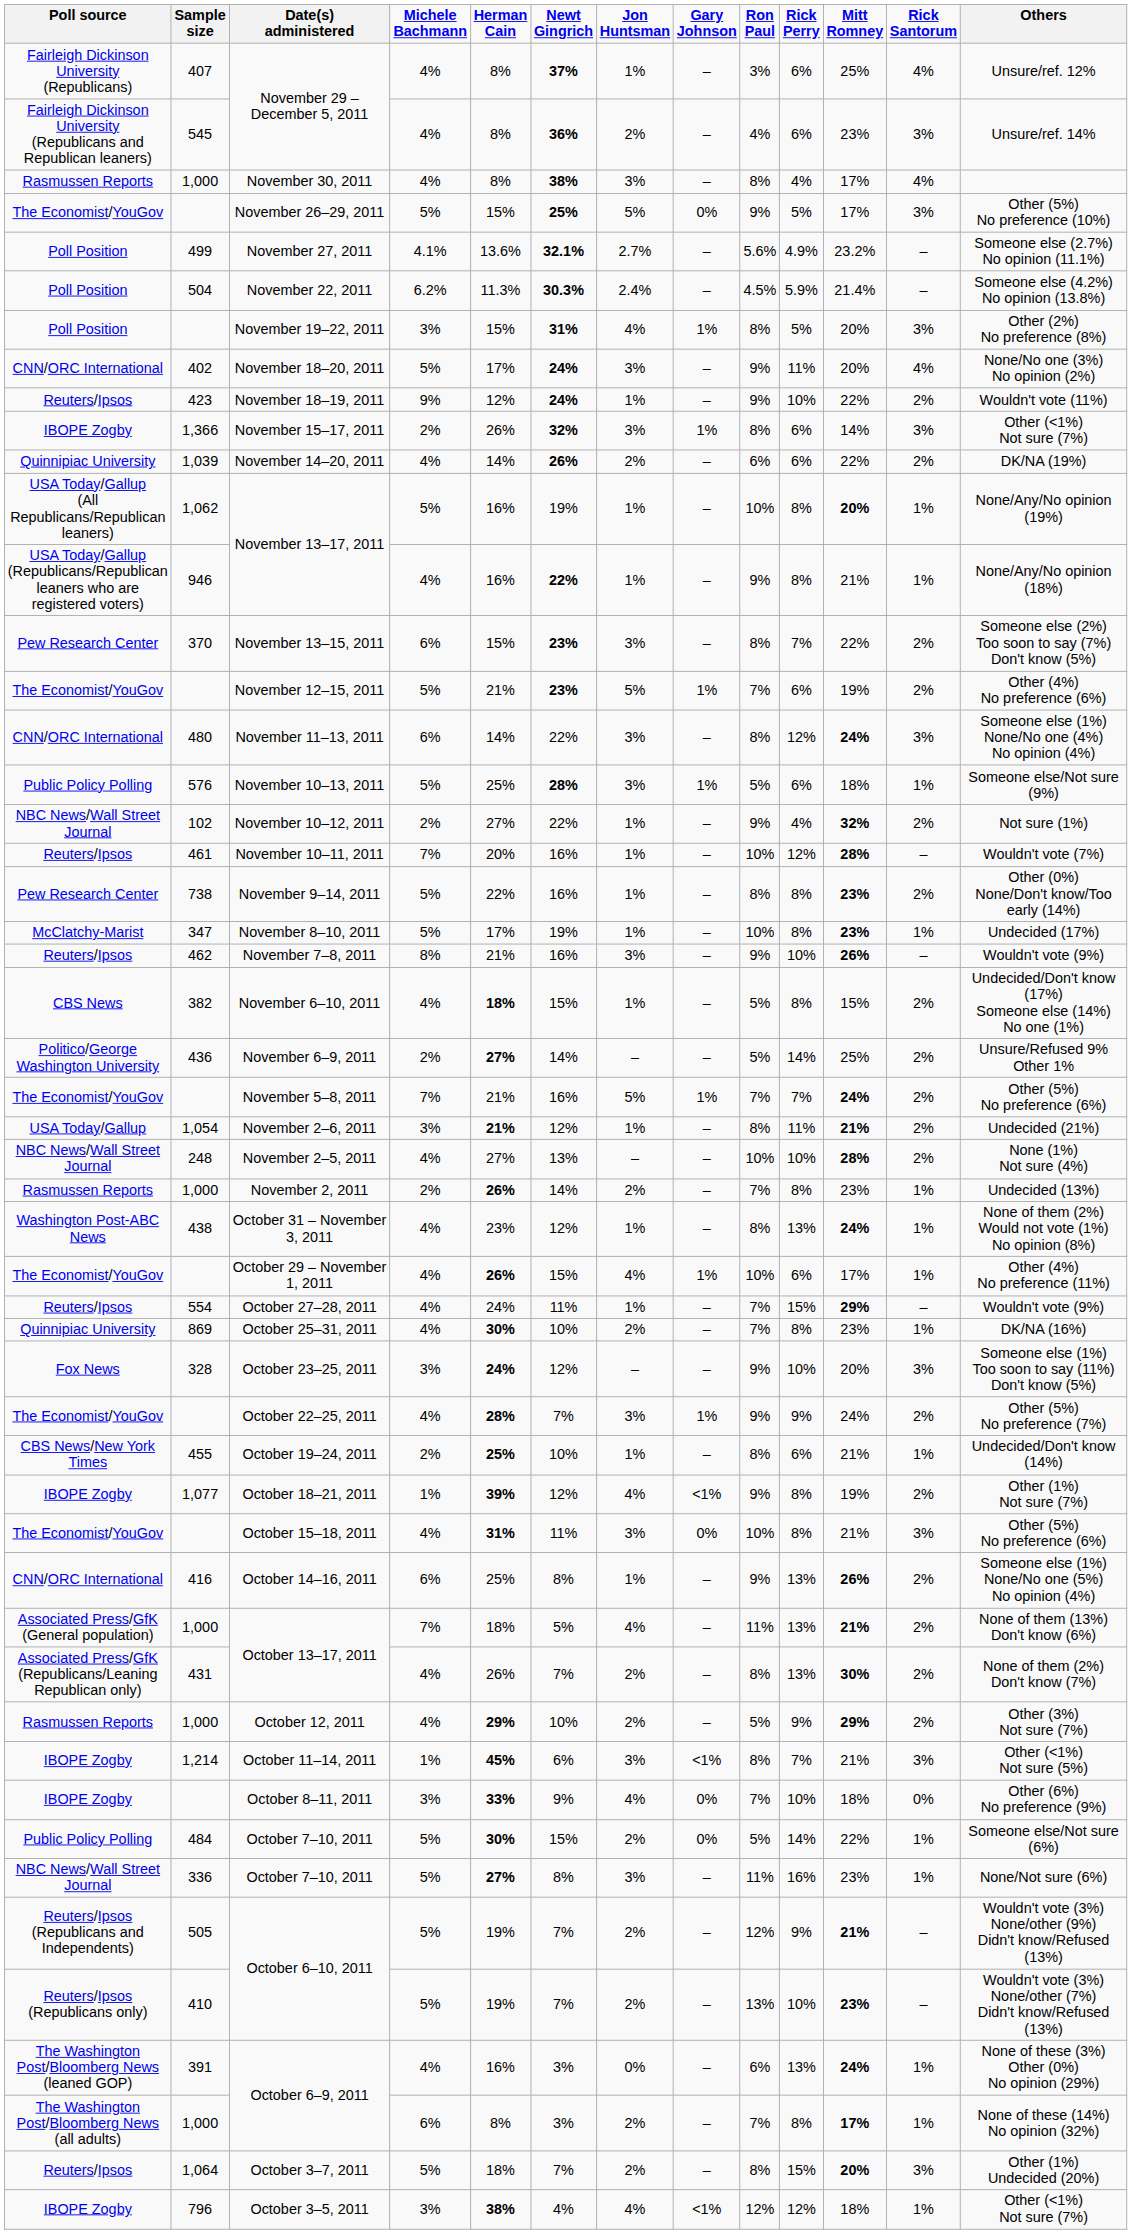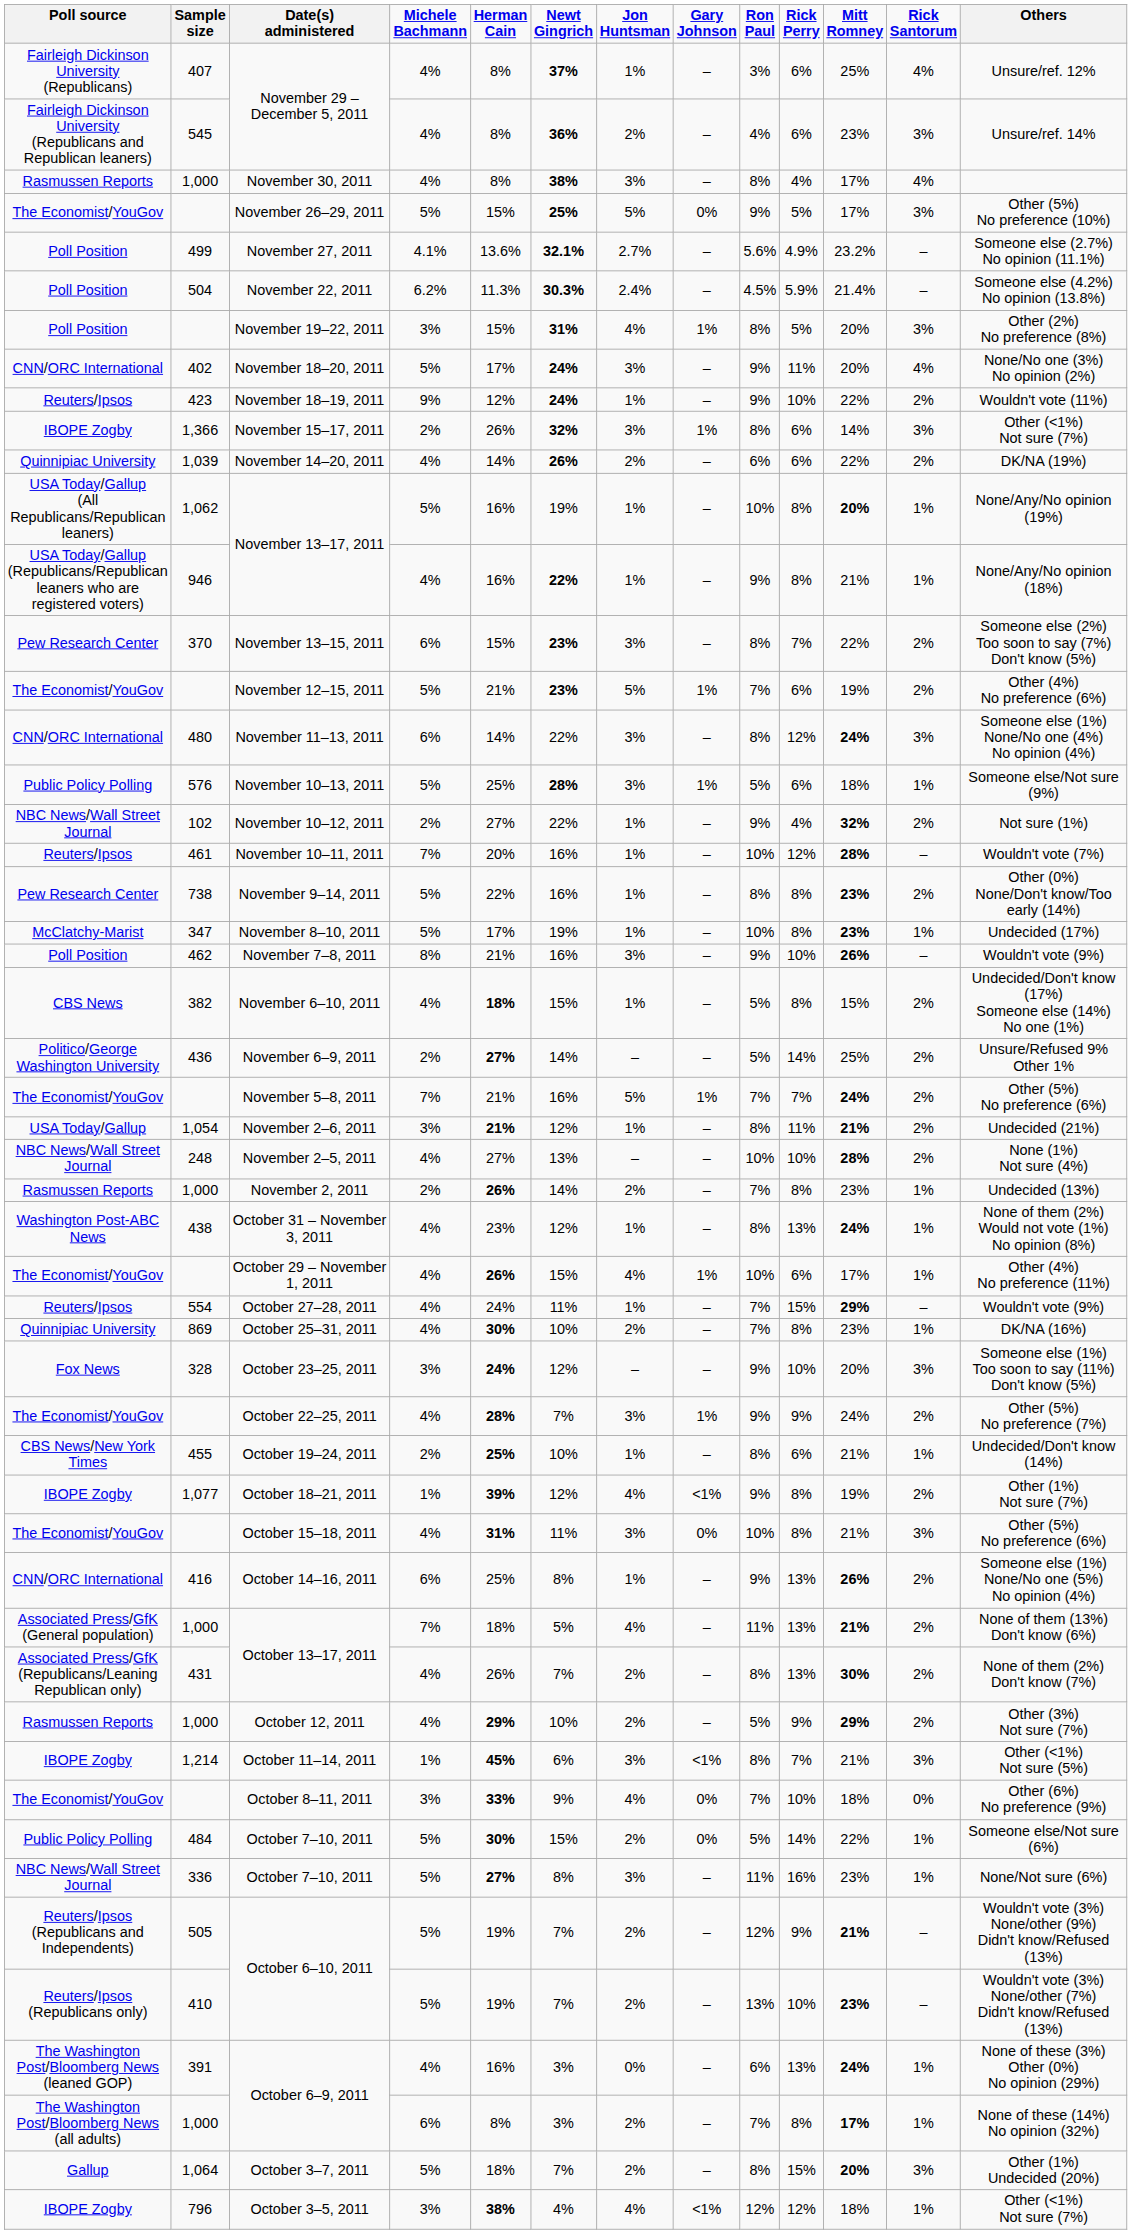(88, 955) Reuters/Ipsos -> (88, 955) Poll Position
(88, 1799) IBOPE Zogby -> (88, 1799) The Economist/YouGov
(88, 2170) Reuters/Ipsos -> (88, 2170) Gallup
